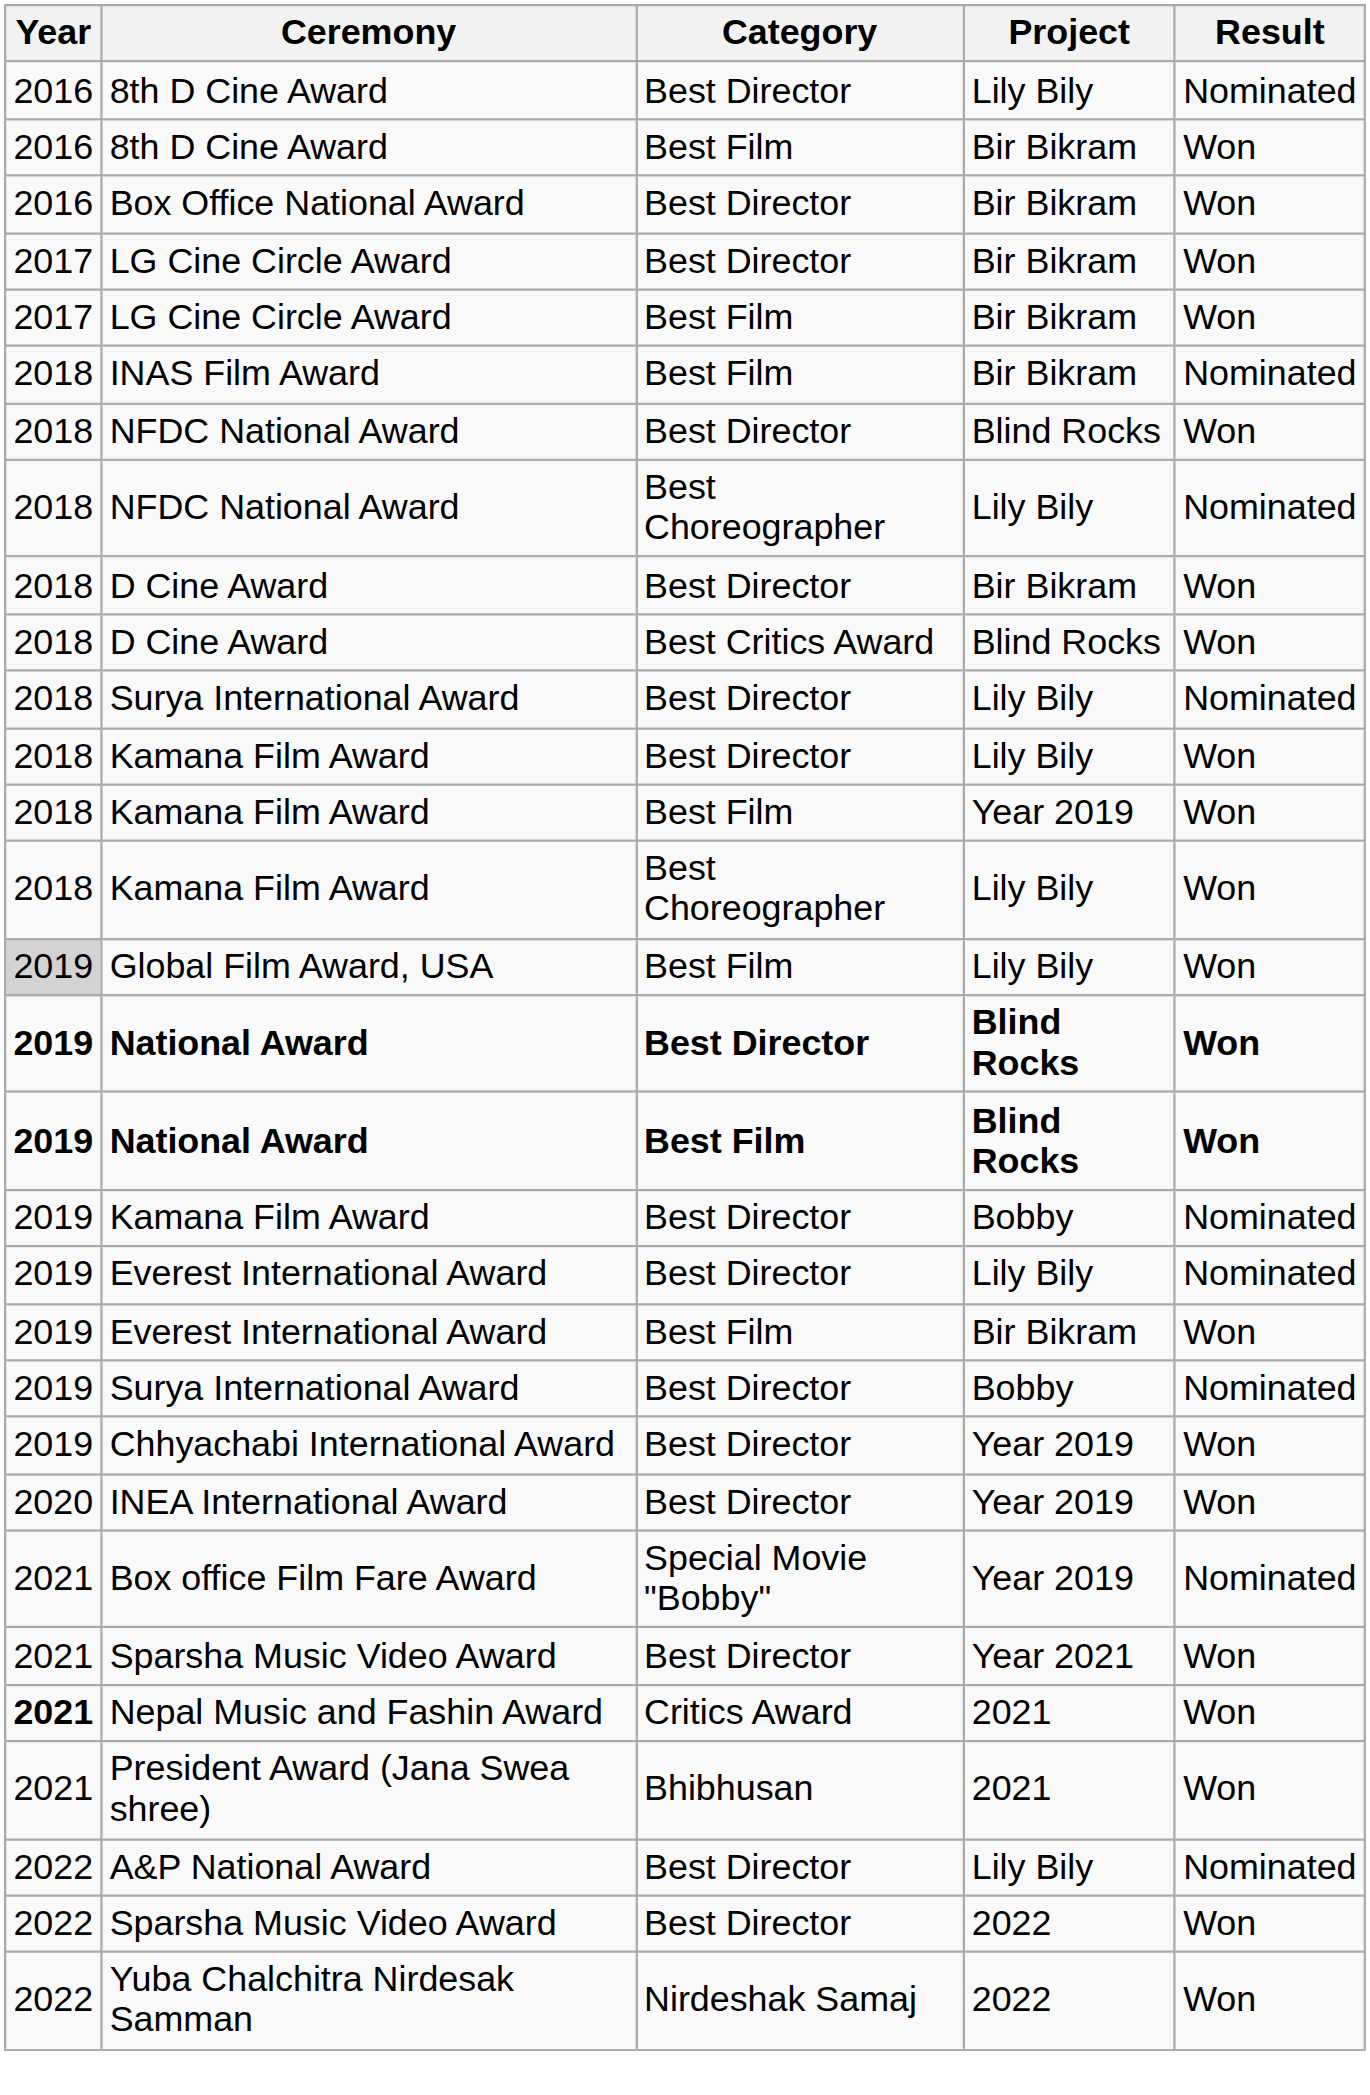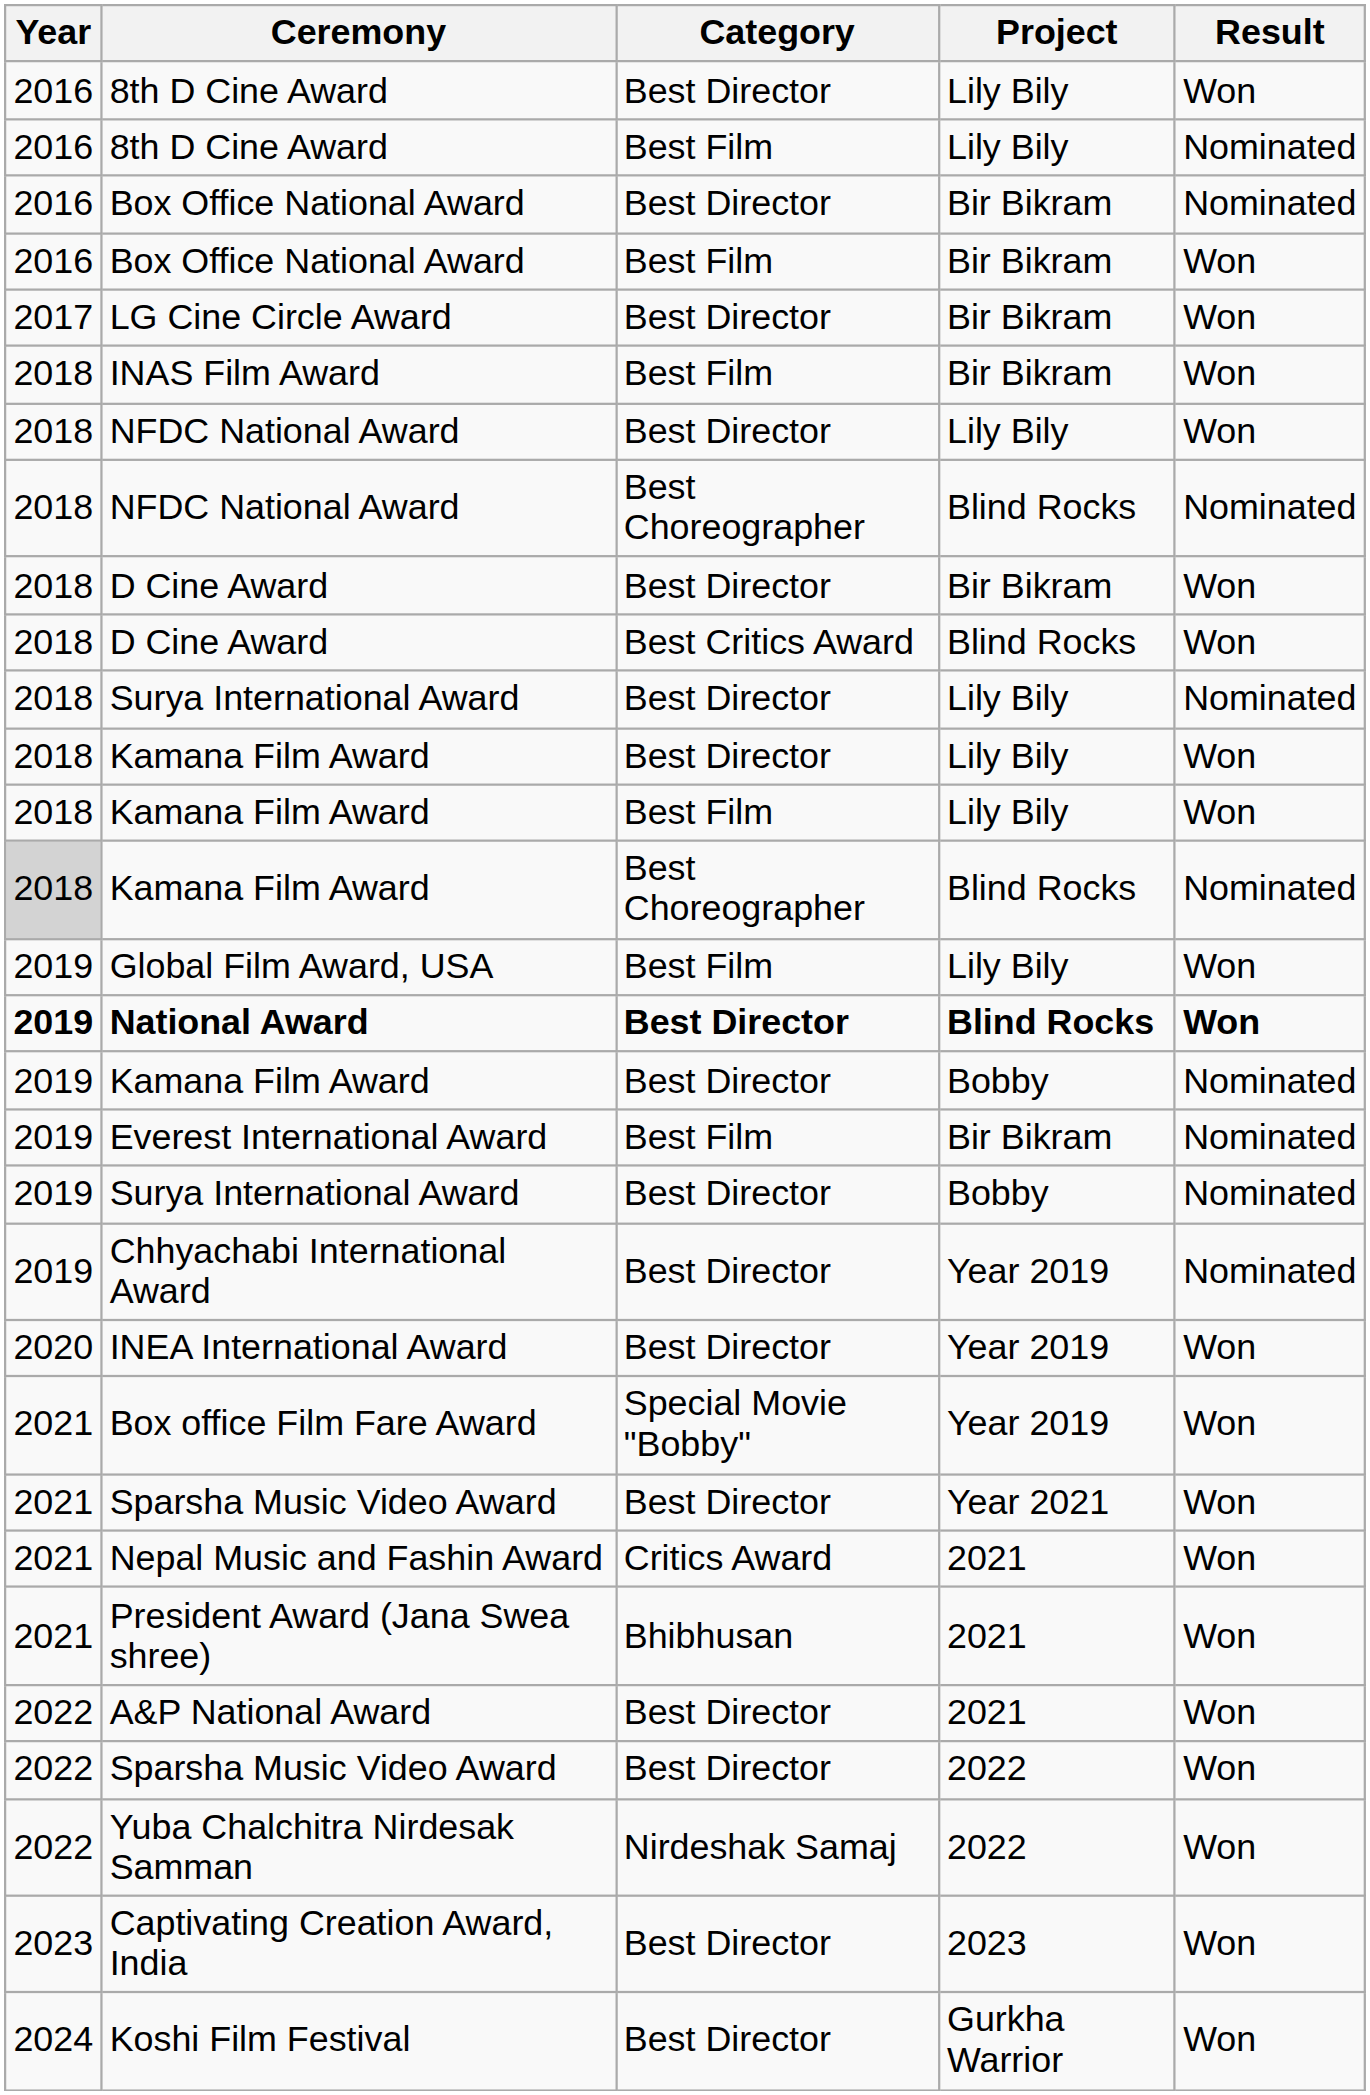(1270, 89) Nominated -> (1220, 89) Won
(1054, 146) Bir Bikram -> (1008, 146) Lily Bily
(1220, 146) Won -> (1270, 146) Nominated
(1220, 203) Won -> (1270, 203) Nominated
+ row: (317, 260)
- row: (281, 317)
(1270, 373) Nominated -> (1220, 373) Won
(1066, 430) Blind Rocks -> (1008, 430) Lily Bily
(1032, 507) Lily Bily -> (1042, 507) Blind Rocks
(1053, 812) Year 2019 -> (1008, 812) Lily Bily
(53, 889) no background -> (53, 889) lightgrey background
(1032, 889) Lily Bily -> (1042, 889) Blind Rocks
(1220, 889) Won -> (1270, 889) Nominated
(53, 966) lightgrey background -> (53, 966) no background
- row: (239, 1140)
- row: (328, 1274)
(1220, 1330) Won -> (1270, 1136) Nominated
(1220, 1444) Won -> (1270, 1270) Nominated
(1270, 1578) Nominated -> (1220, 1424) Won
(53, 1712) bold -> (53, 1558) normal
(1032, 1866) Lily Bily -> (987, 1712) 2021
(1270, 1866) Nominated -> (1220, 1712) Won
+ row: (336, 1943)
+ row: (260, 2040)
